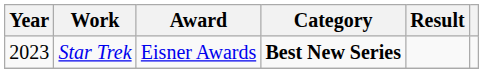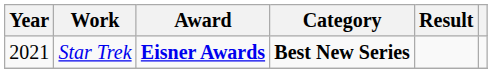(29, 52) 2023 -> (29, 52) 2021
(199, 52) normal -> (203, 52) bold
